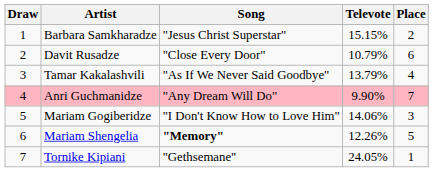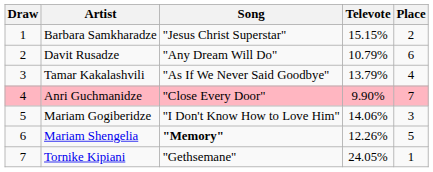(214, 55) "Close Every Door" -> (220, 55) "Any Dream Will Do"
(220, 95) "Any Dream Will Do" -> (214, 95) "Close Every Door"
